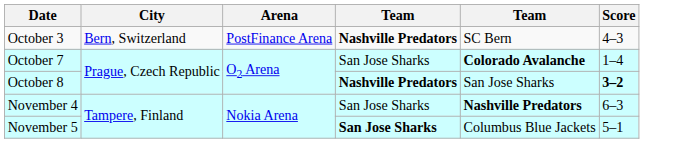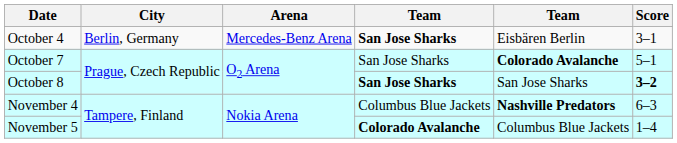- row: (36, 37)
+ row: (36, 37)
(613, 60) 1–4 -> (646, 60) 5–1
(398, 82) Nashville Predators -> (407, 82) San Jose Sharks
(384, 104) San Jose Sharks -> (424, 104) Columbus Blue Jackets
(388, 127) San Jose Sharks -> (419, 127) Colorado Avalanche
(613, 127) 5–1 -> (646, 127) 1–4
